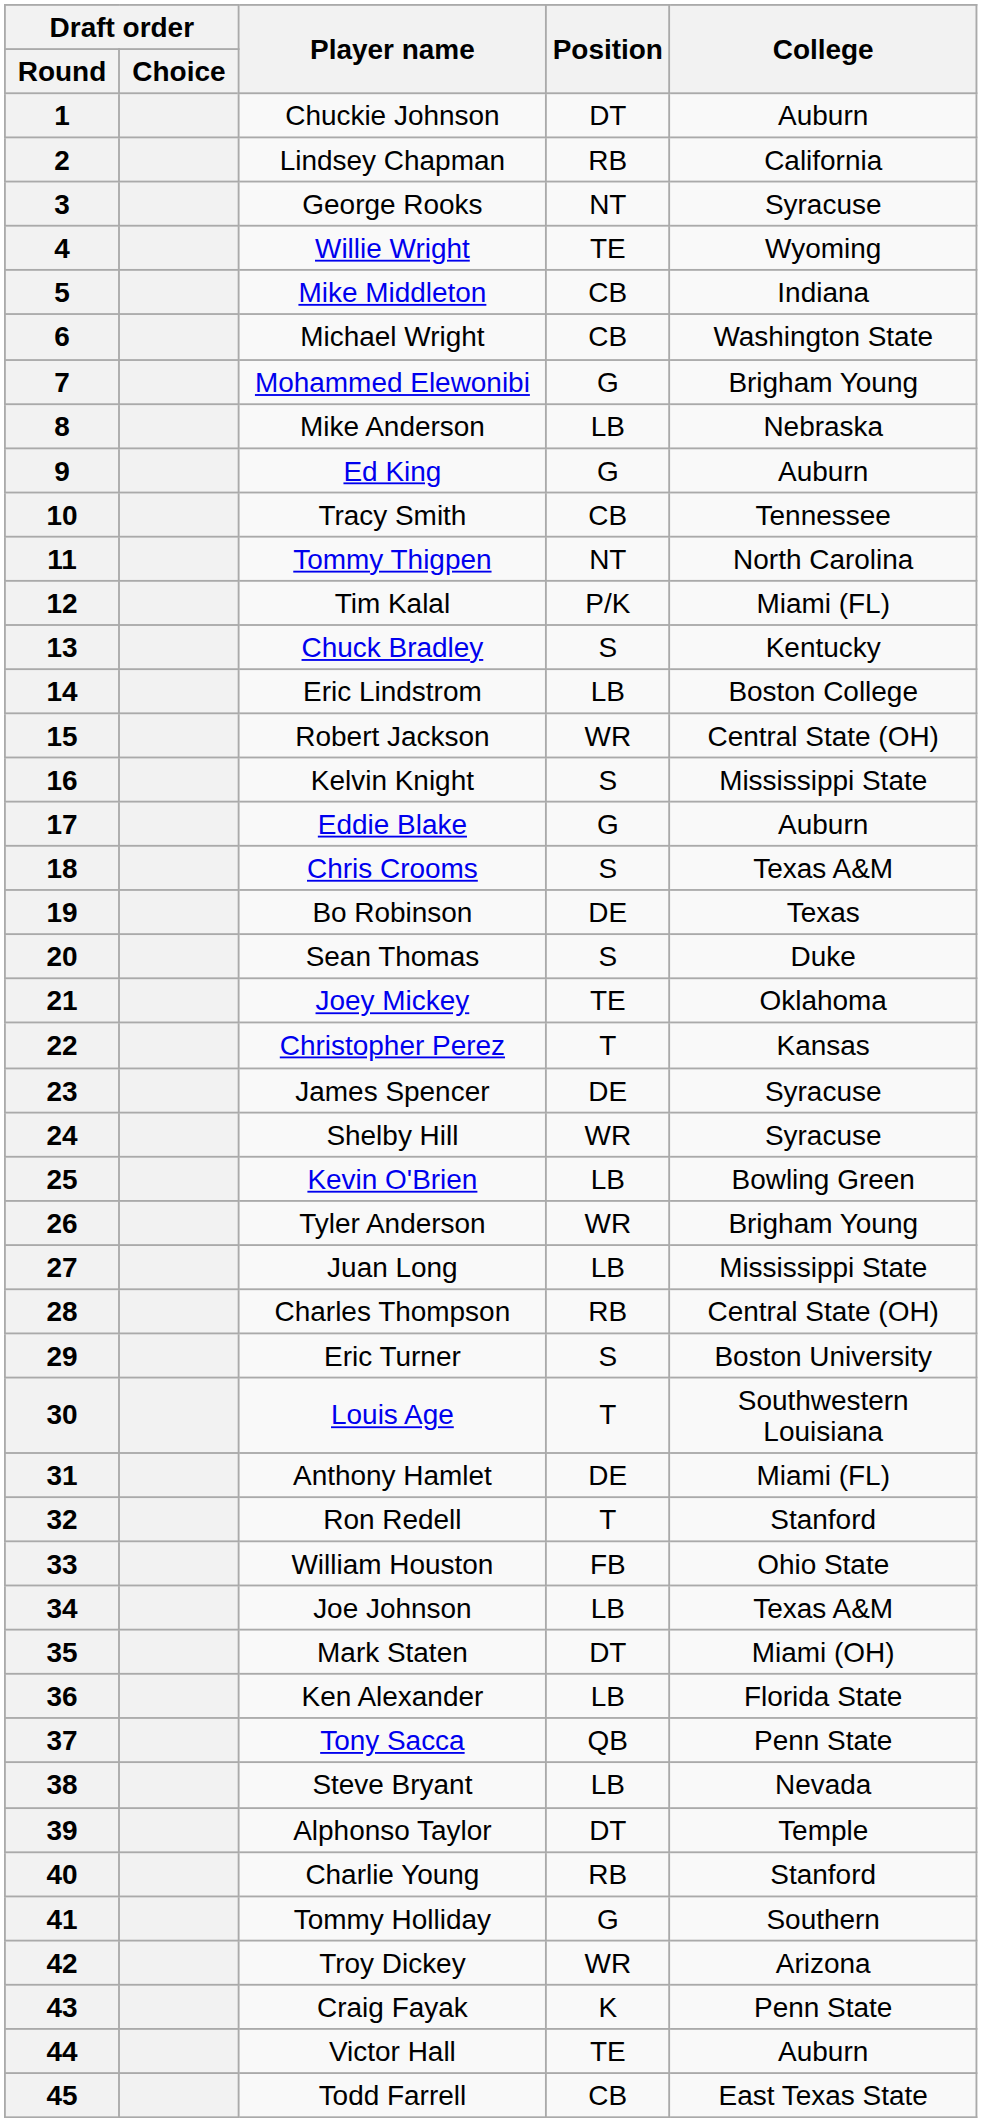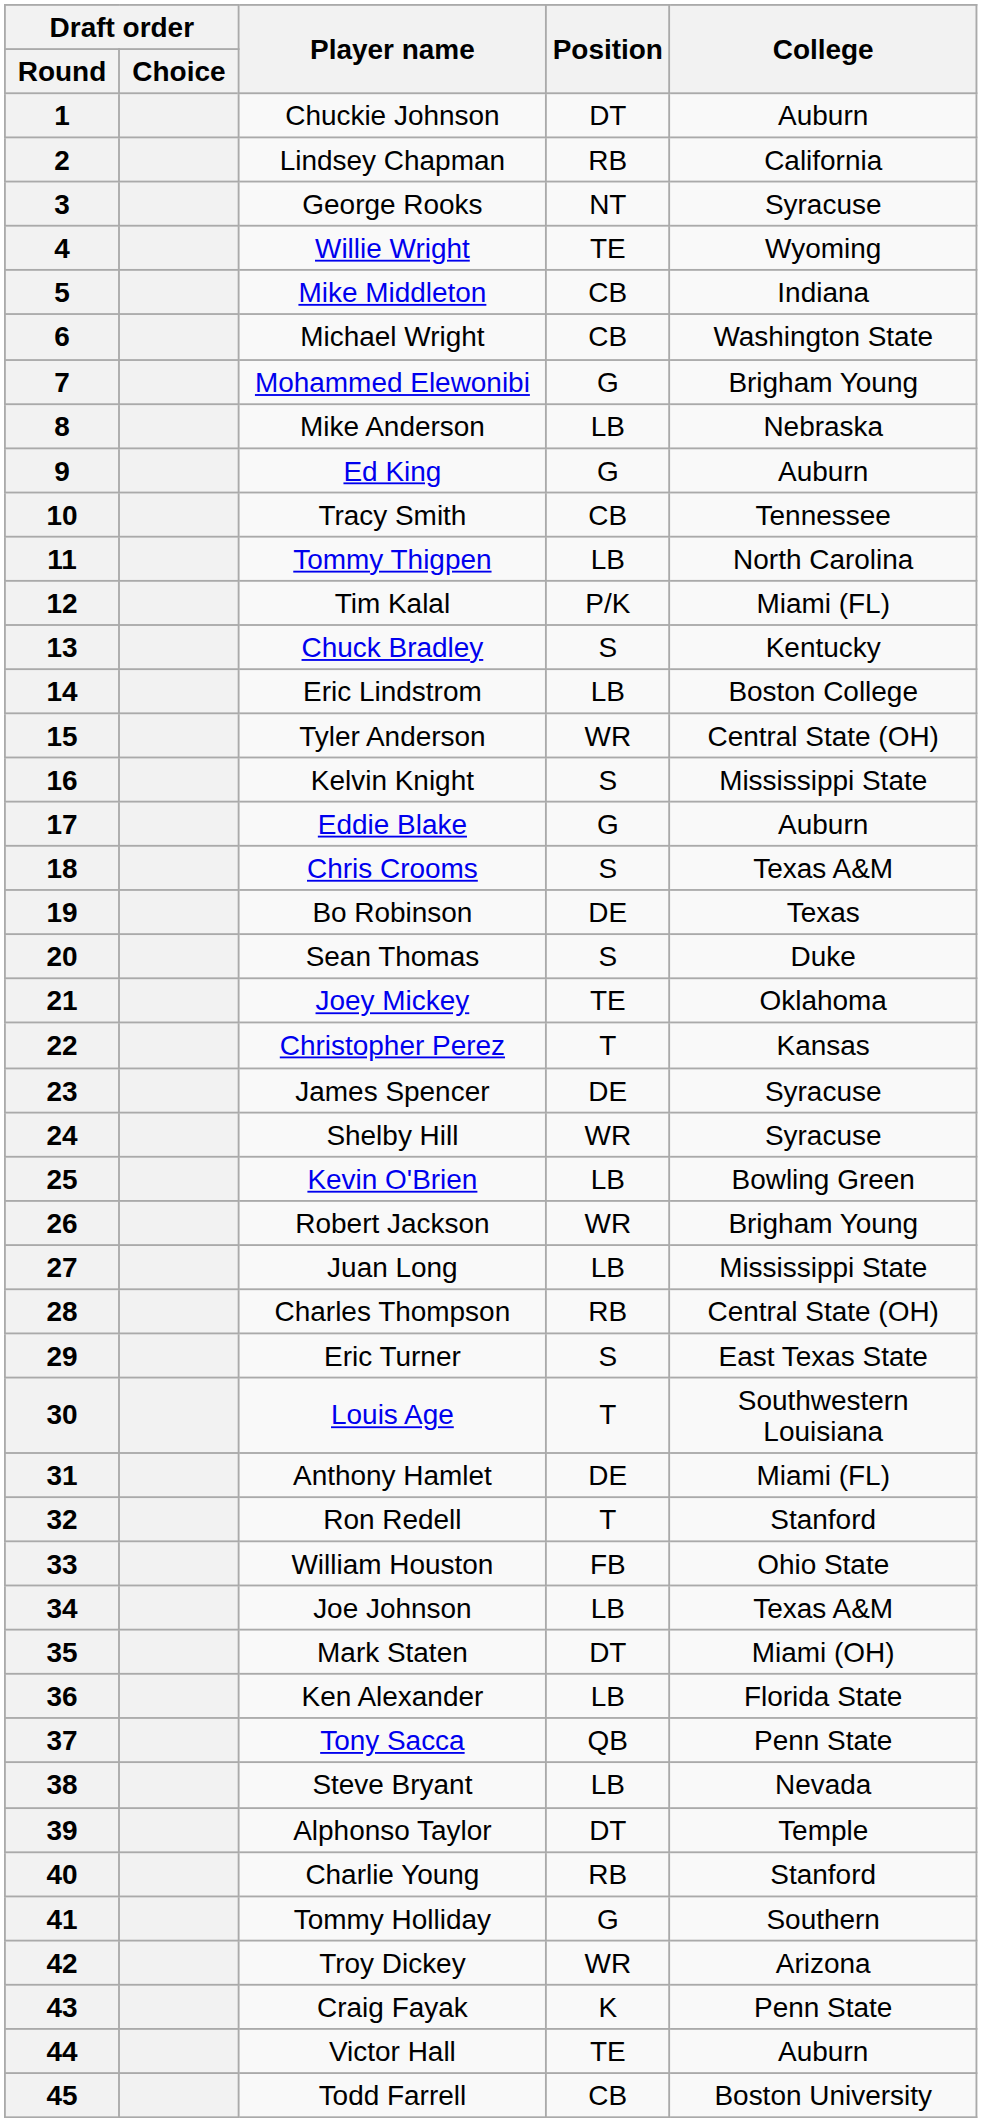(608, 559) NT -> (608, 559) LB
(392, 736) Robert Jackson -> (392, 736) Tyler Anderson
(392, 1223) Tyler Anderson -> (392, 1223) Robert Jackson
(823, 1355) Boston University -> (823, 1355) East Texas State
(823, 2095) East Texas State -> (823, 2095) Boston University
